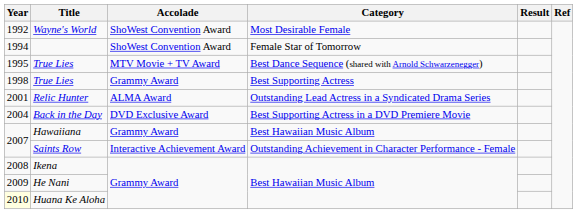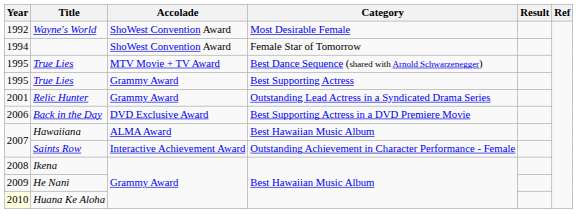(18, 81) 1998 -> (18, 81) 1995
(141, 98) ALMA Award -> (144, 98) Grammy Award
(18, 115) 2004 -> (18, 115) 2006
(144, 132) Grammy Award -> (141, 132) ALMA Award
